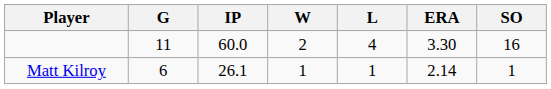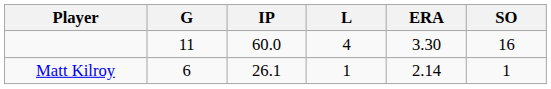- column: (303, 17)
